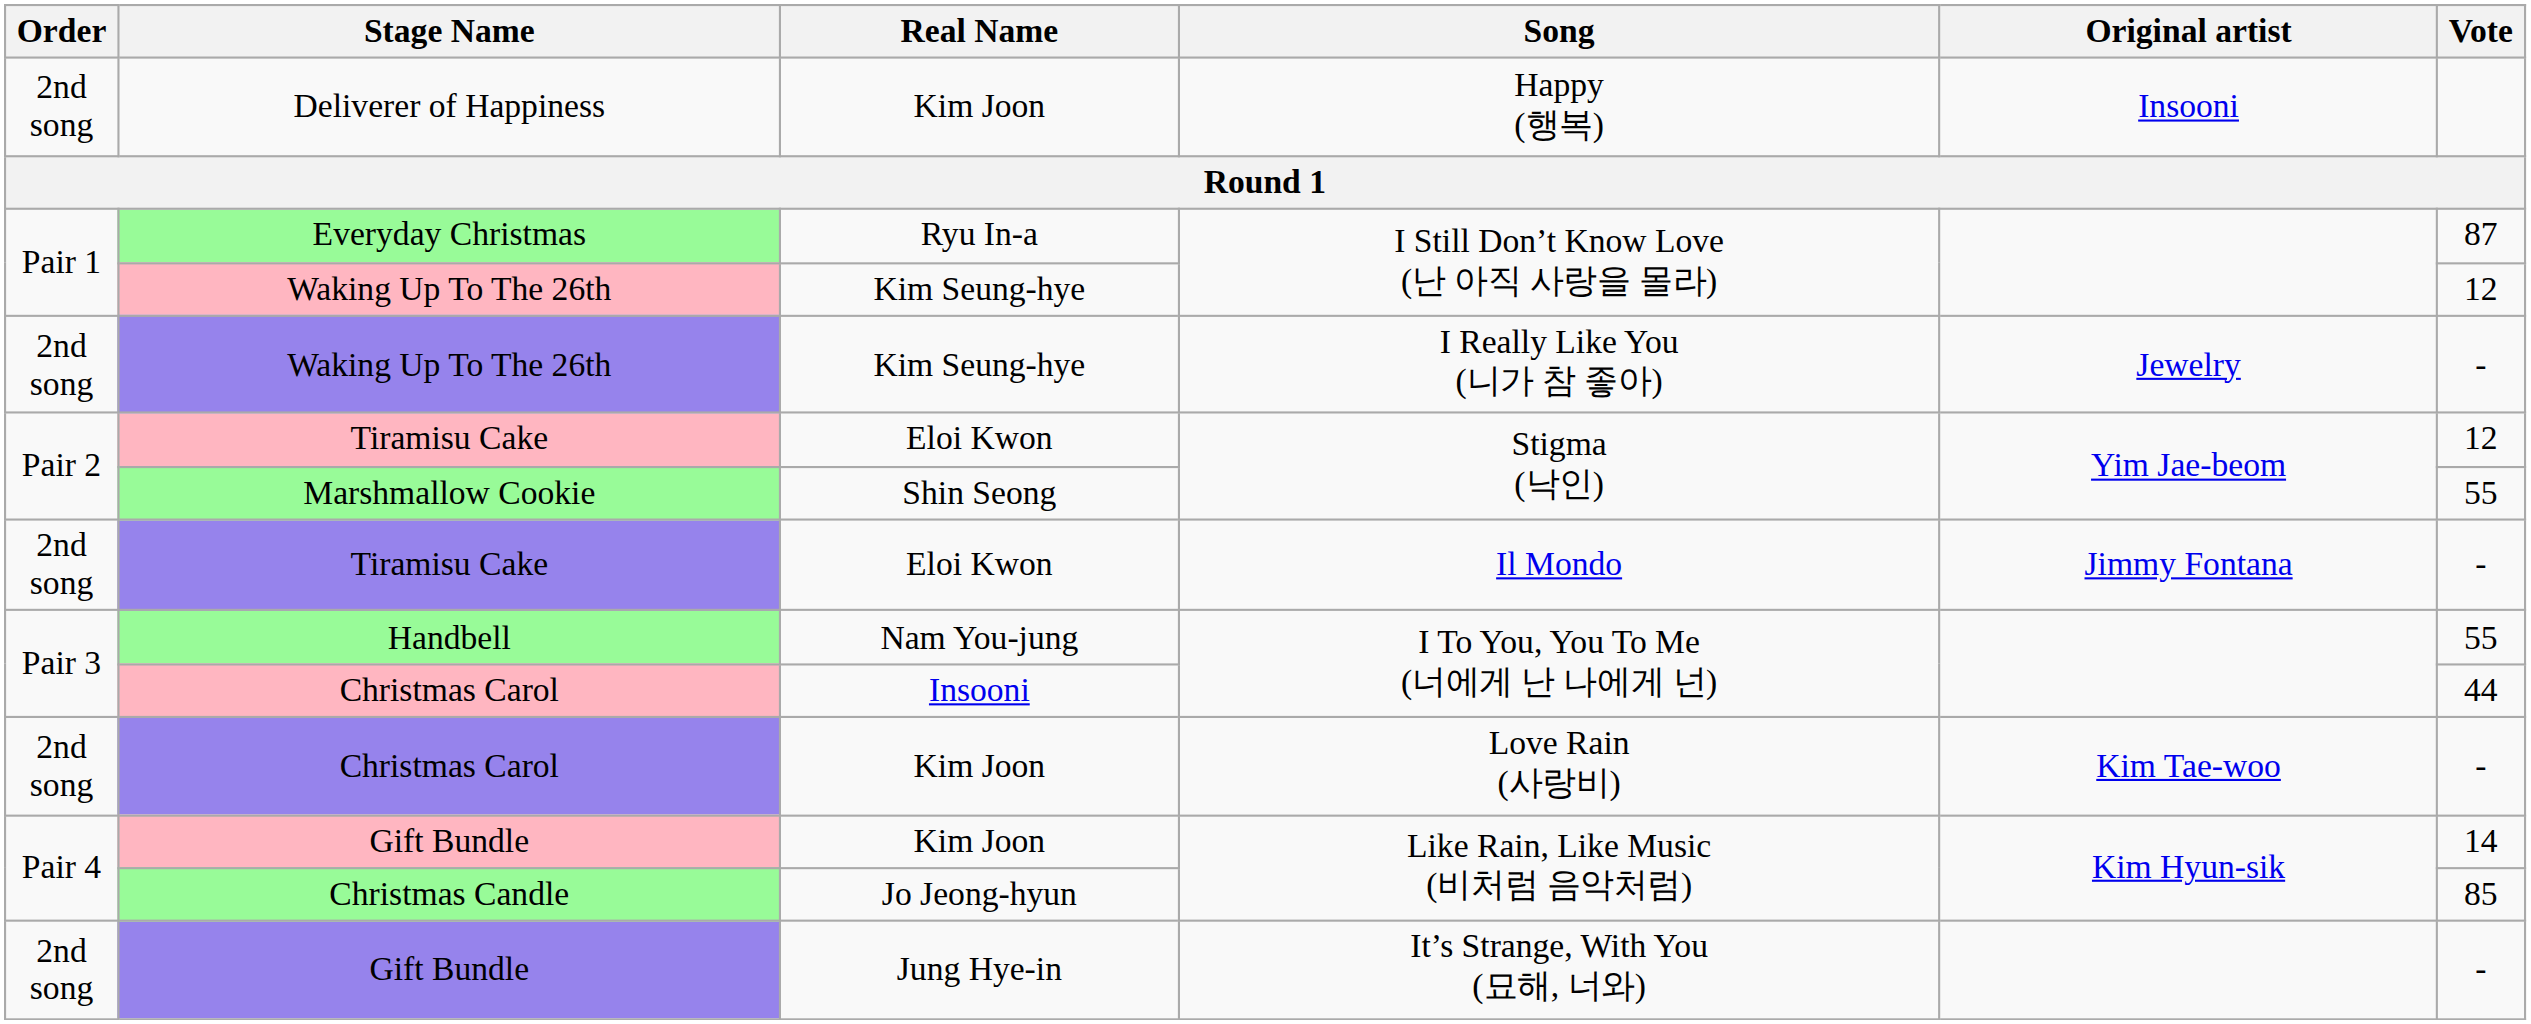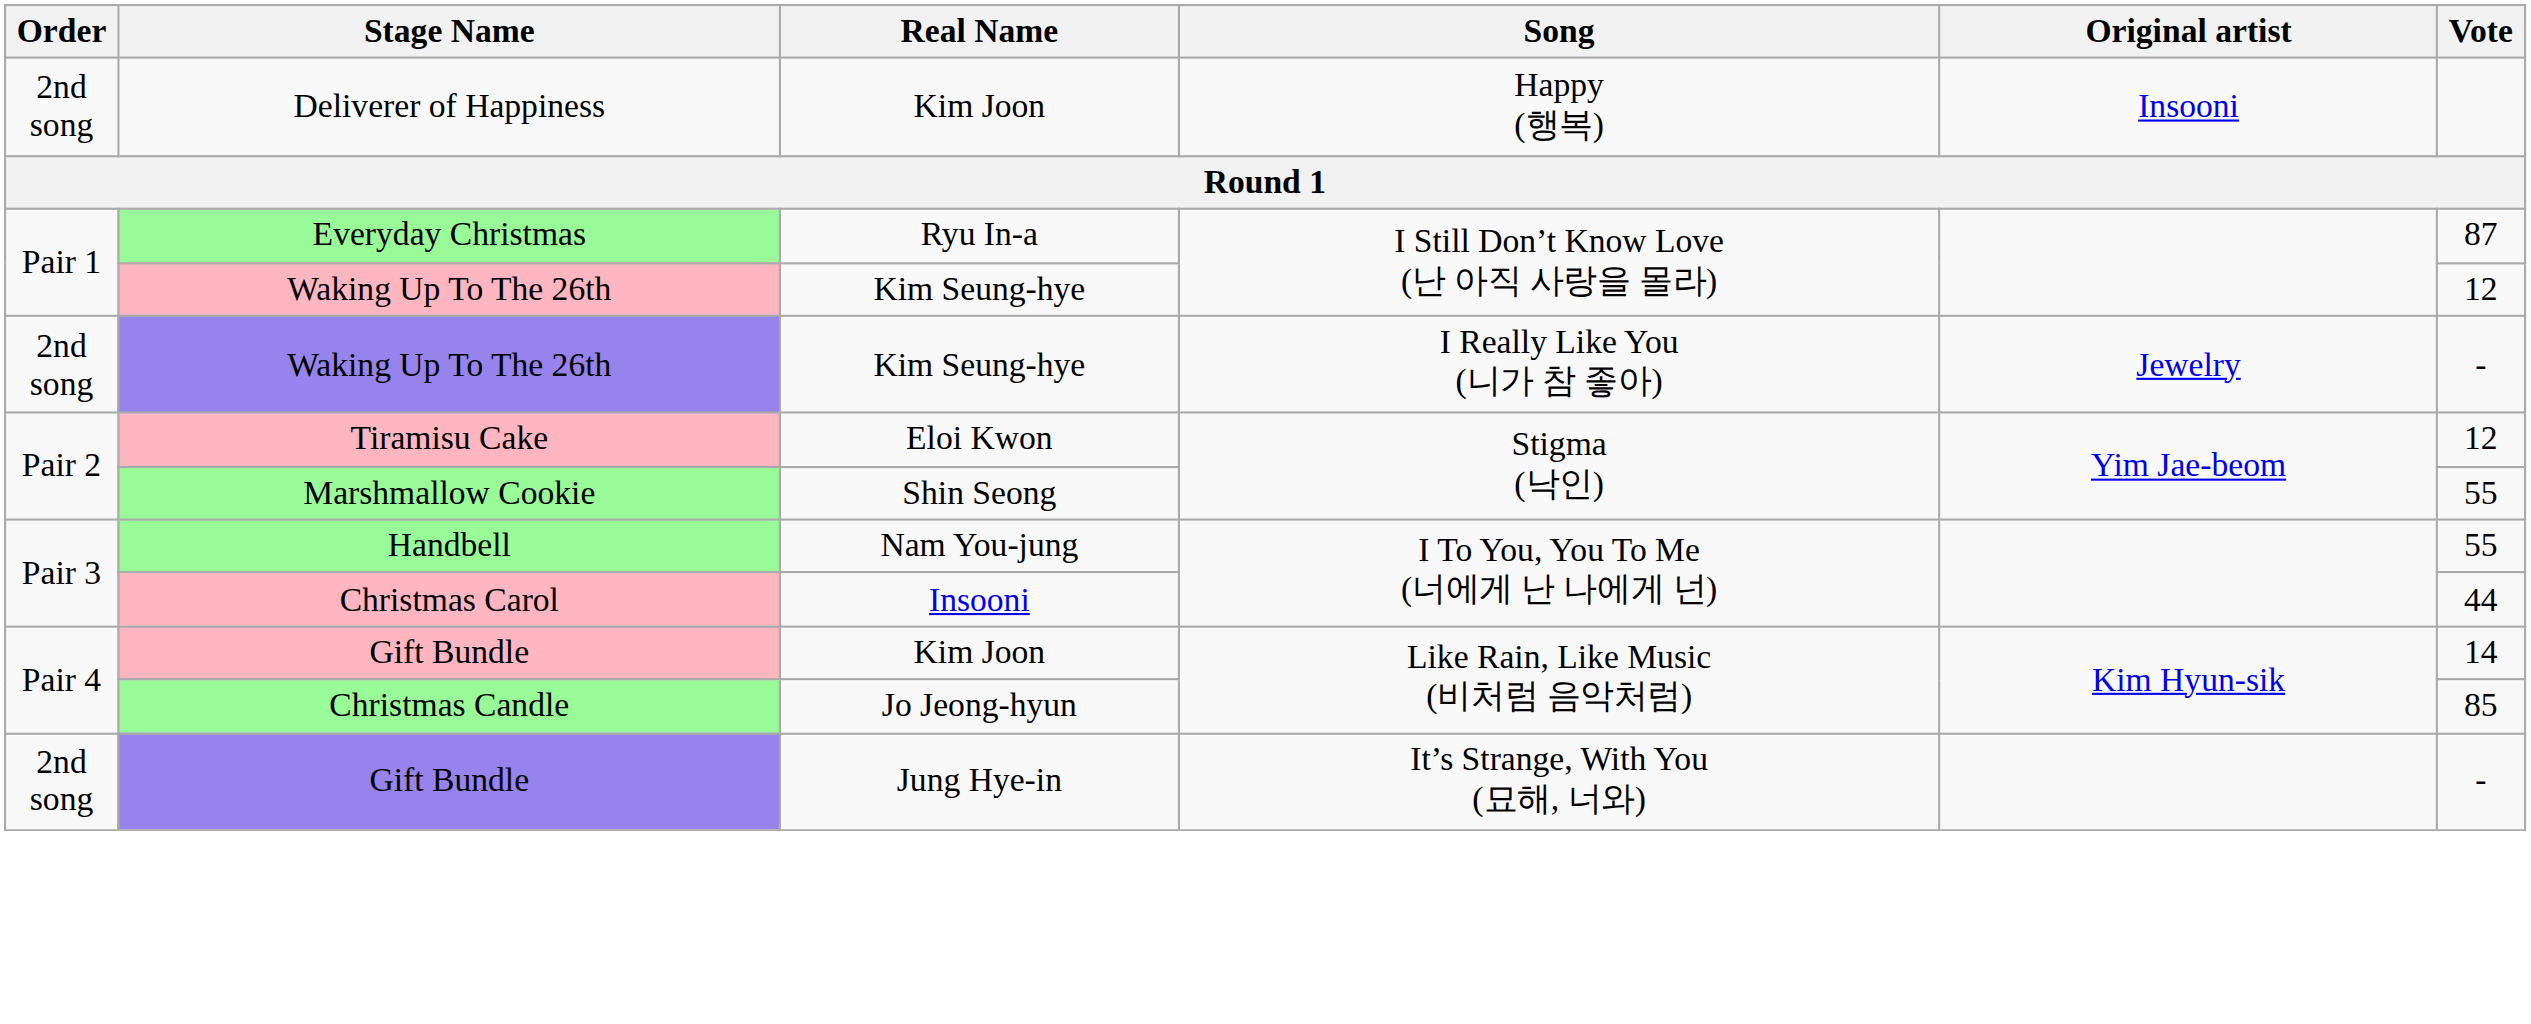- row: (449, 564)
- row: (449, 765)
